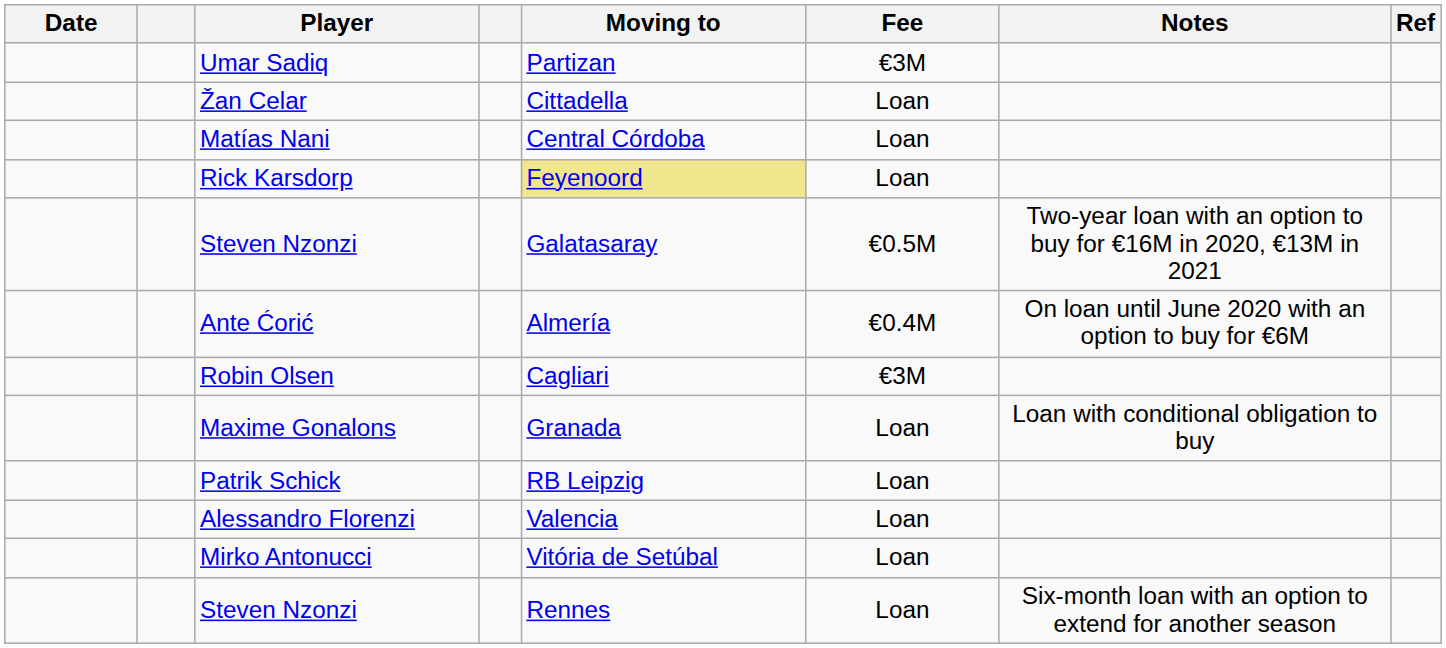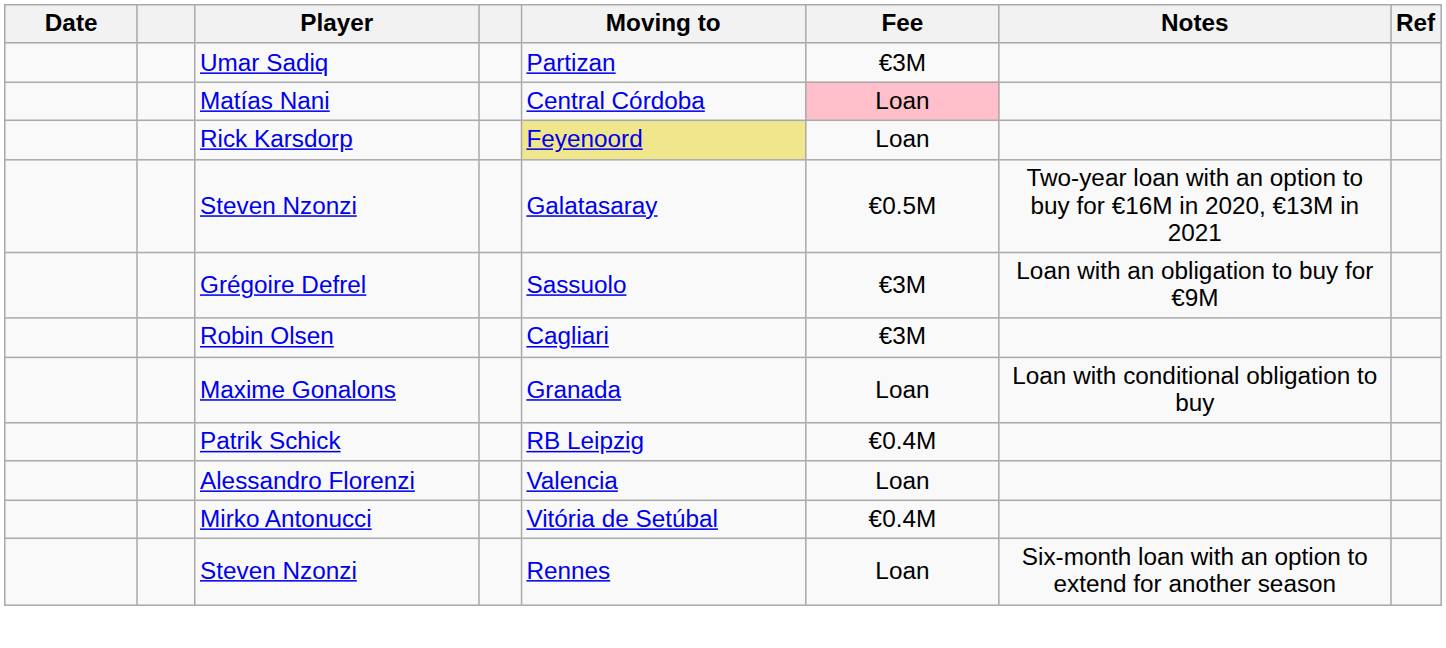- row: (71, 101)
(902, 139) no background -> (902, 100) pink background
- row: (71, 324)
+ row: (71, 285)
(902, 480) Loan -> (902, 441) €0.4M
(902, 557) Loan -> (902, 518) €0.4M
